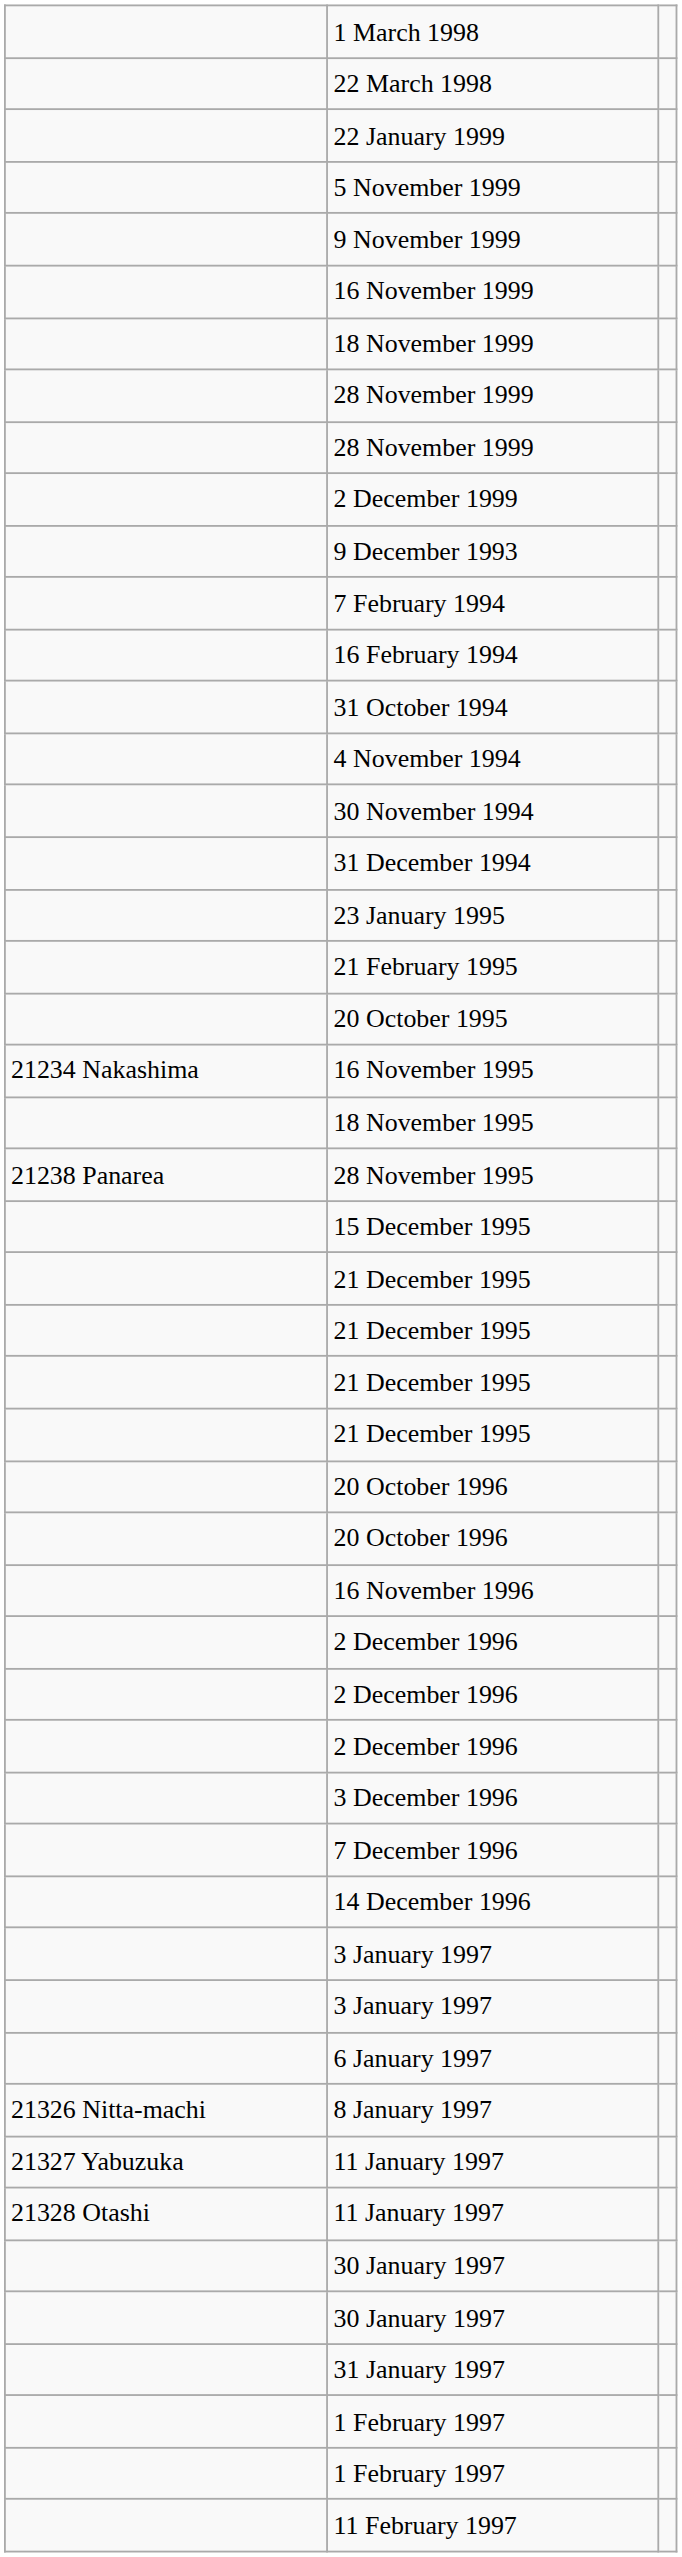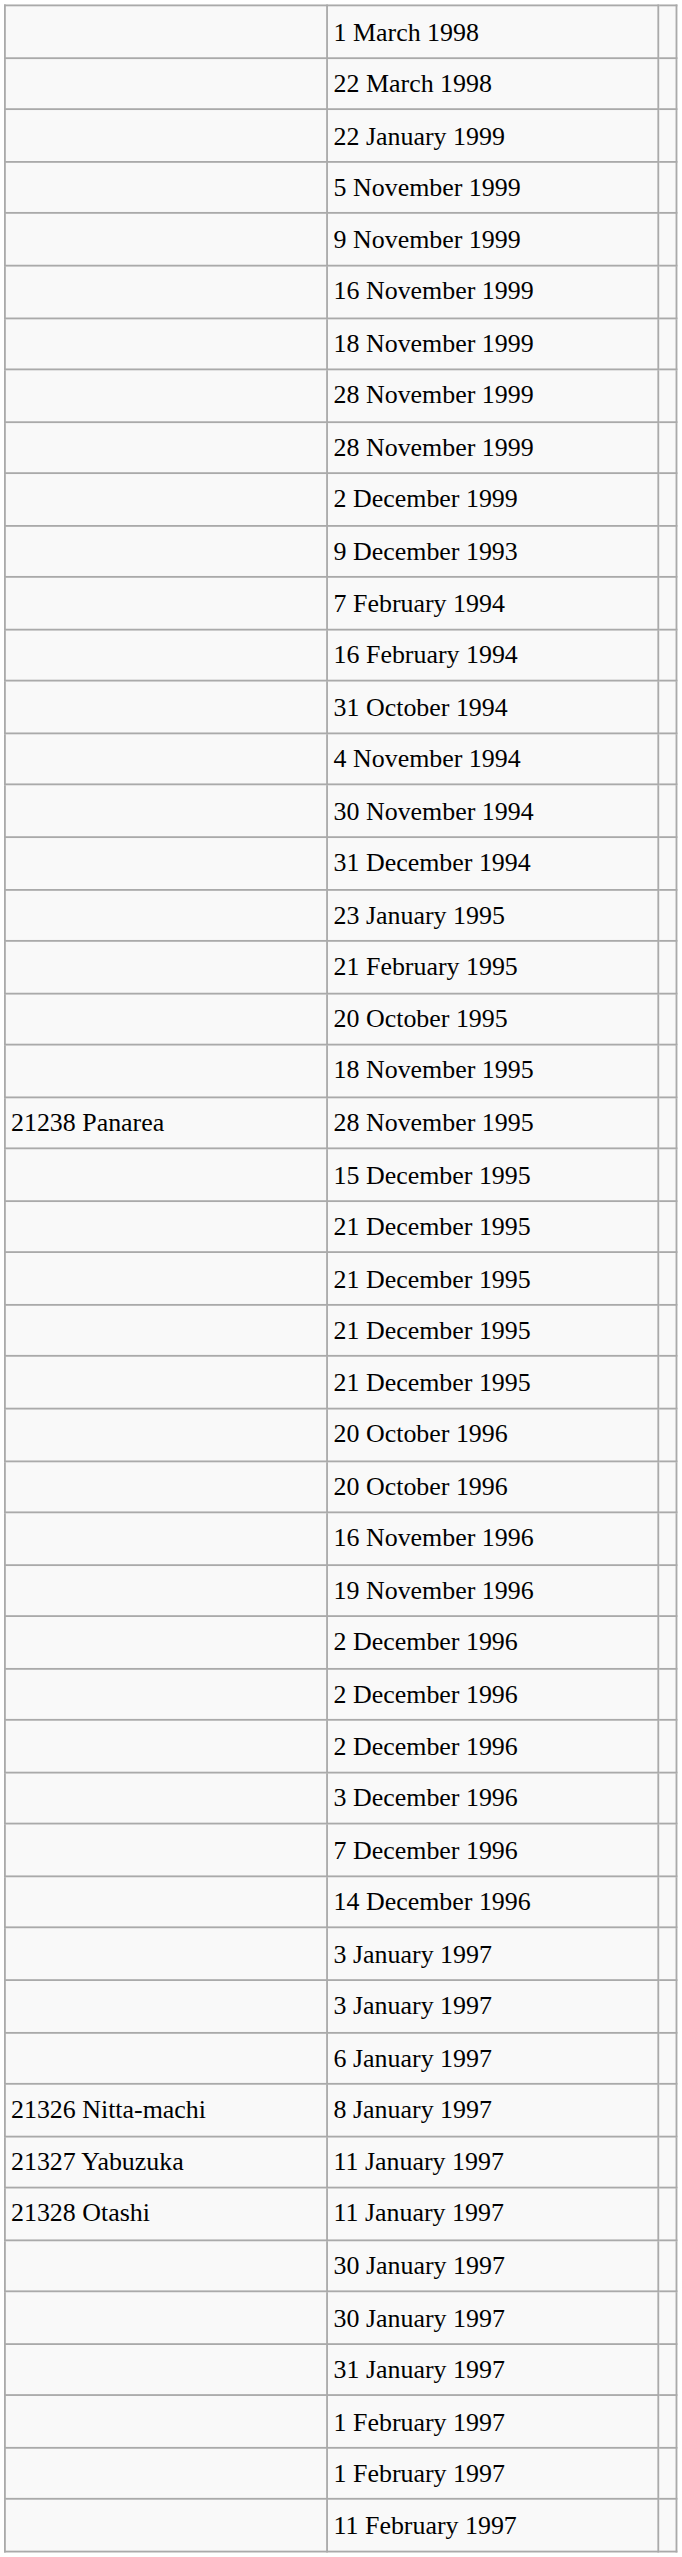- row: (105, 1070)
+ row: (166, 1590)
